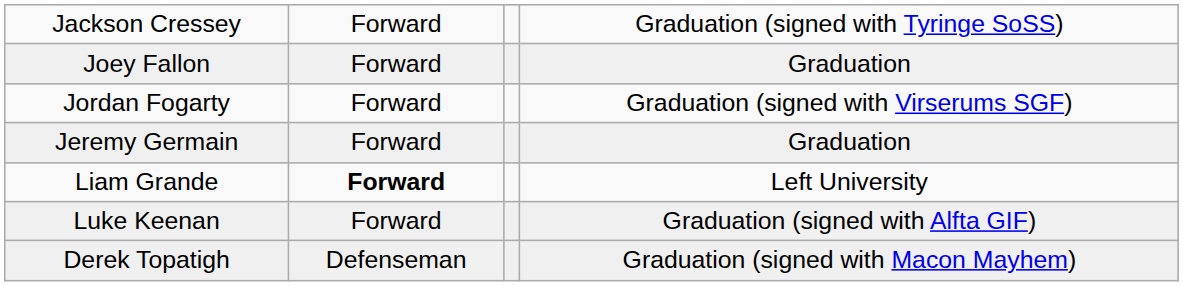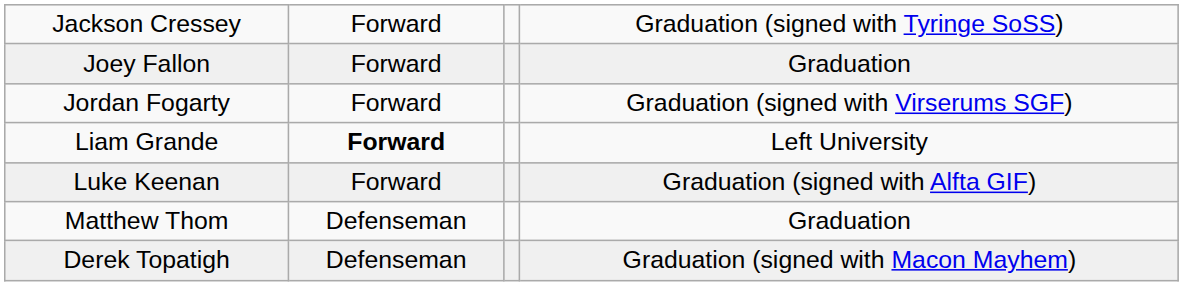- row: (147, 142)
+ row: (147, 220)
